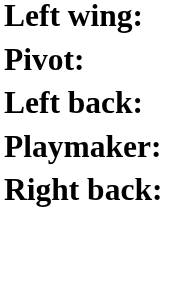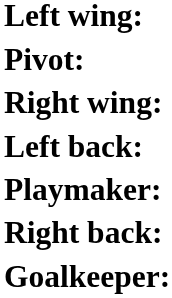+ row: (83, 102)
+ row: (87, 276)
